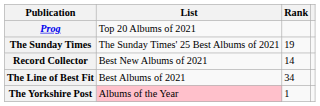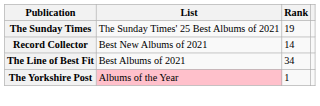- row: (50, 28)
